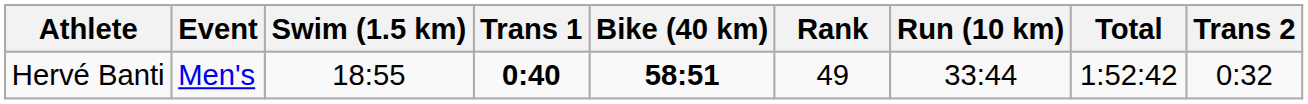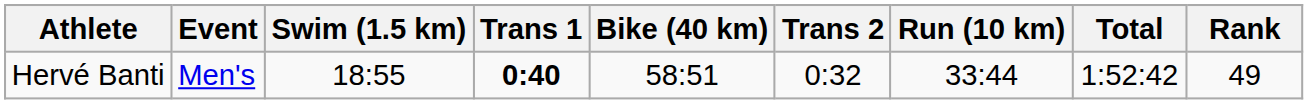columns swapped: (1244, 28) <-> (833, 28)
(682, 75) bold -> (682, 75) normal
